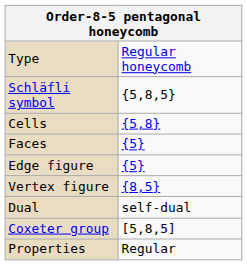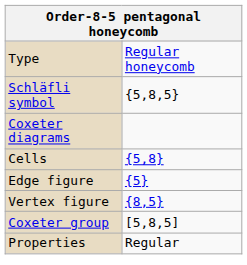+ row: (39, 131)
- row: (28, 144)
- row: (24, 207)
